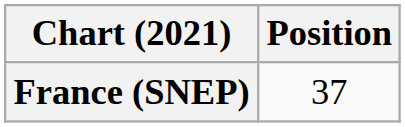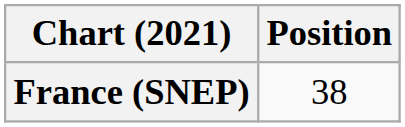(329, 91) 37 -> (329, 91) 38
